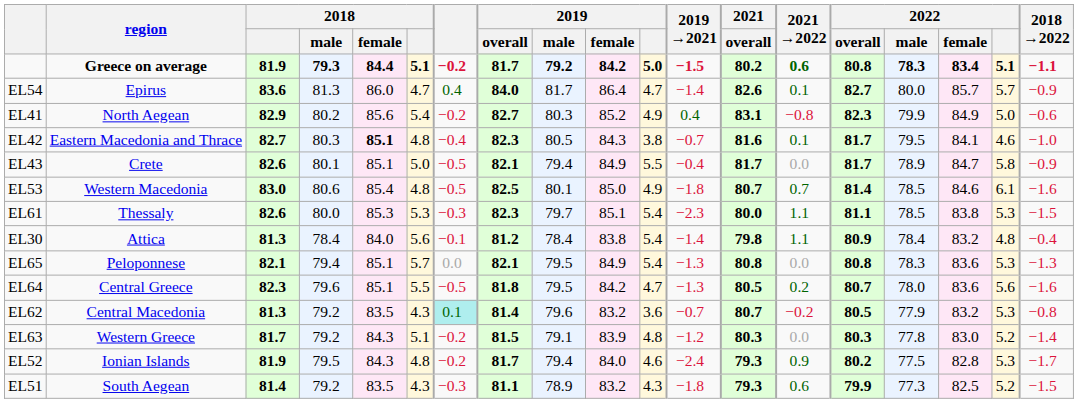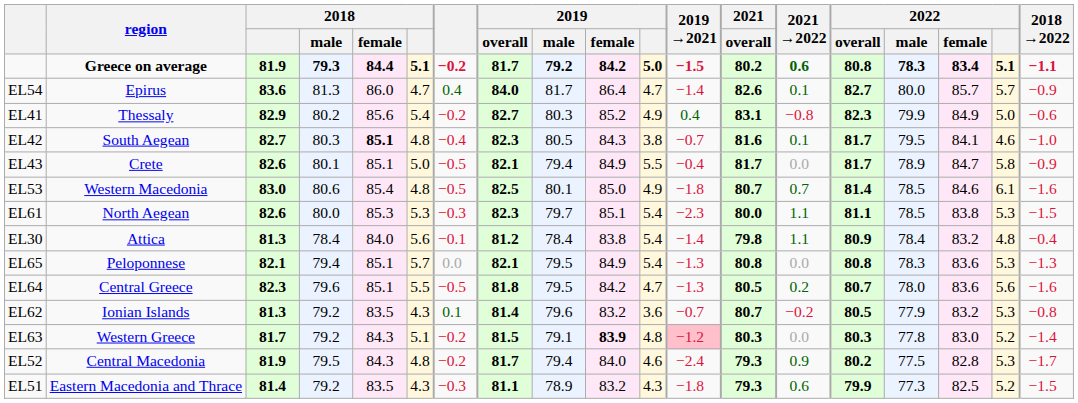(146, 115) North Aegean -> (146, 115) Thessaly
(146, 139) Eastern Macedonia and Thrace -> (146, 139) South Aegean
(146, 213) Thessaly -> (146, 213) North Aegean
(146, 312) Central Macedonia -> (146, 312) Ionian Islands
(452, 312) paleturquoise background -> (452, 312) no background
(613, 336) normal -> (613, 336) bold
(690, 336) no background -> (690, 336) pink background
(146, 361) Ionian Islands -> (146, 361) Central Macedonia
(146, 386) South Aegean -> (146, 386) Eastern Macedonia and Thrace
